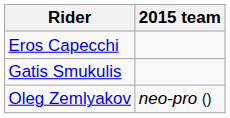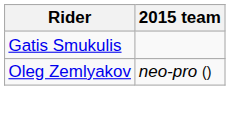- row: (64, 44)
